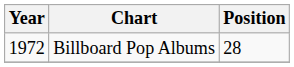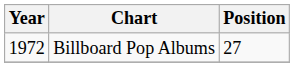(232, 47) 28 -> (232, 47) 27
